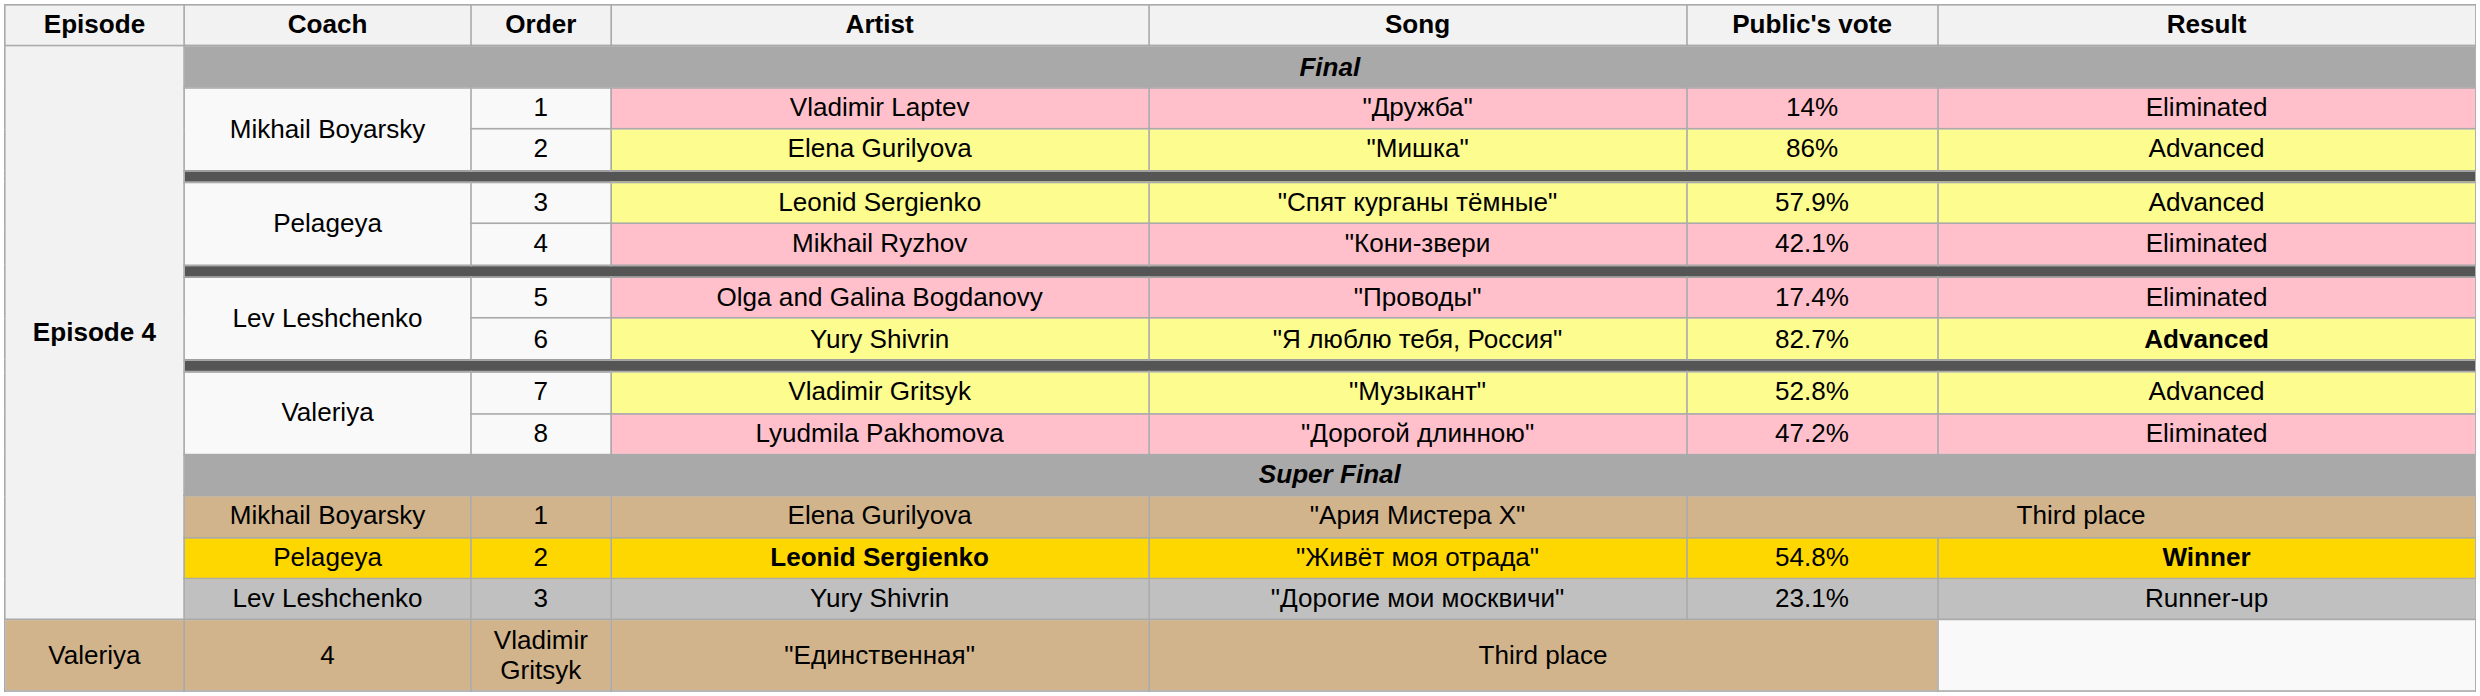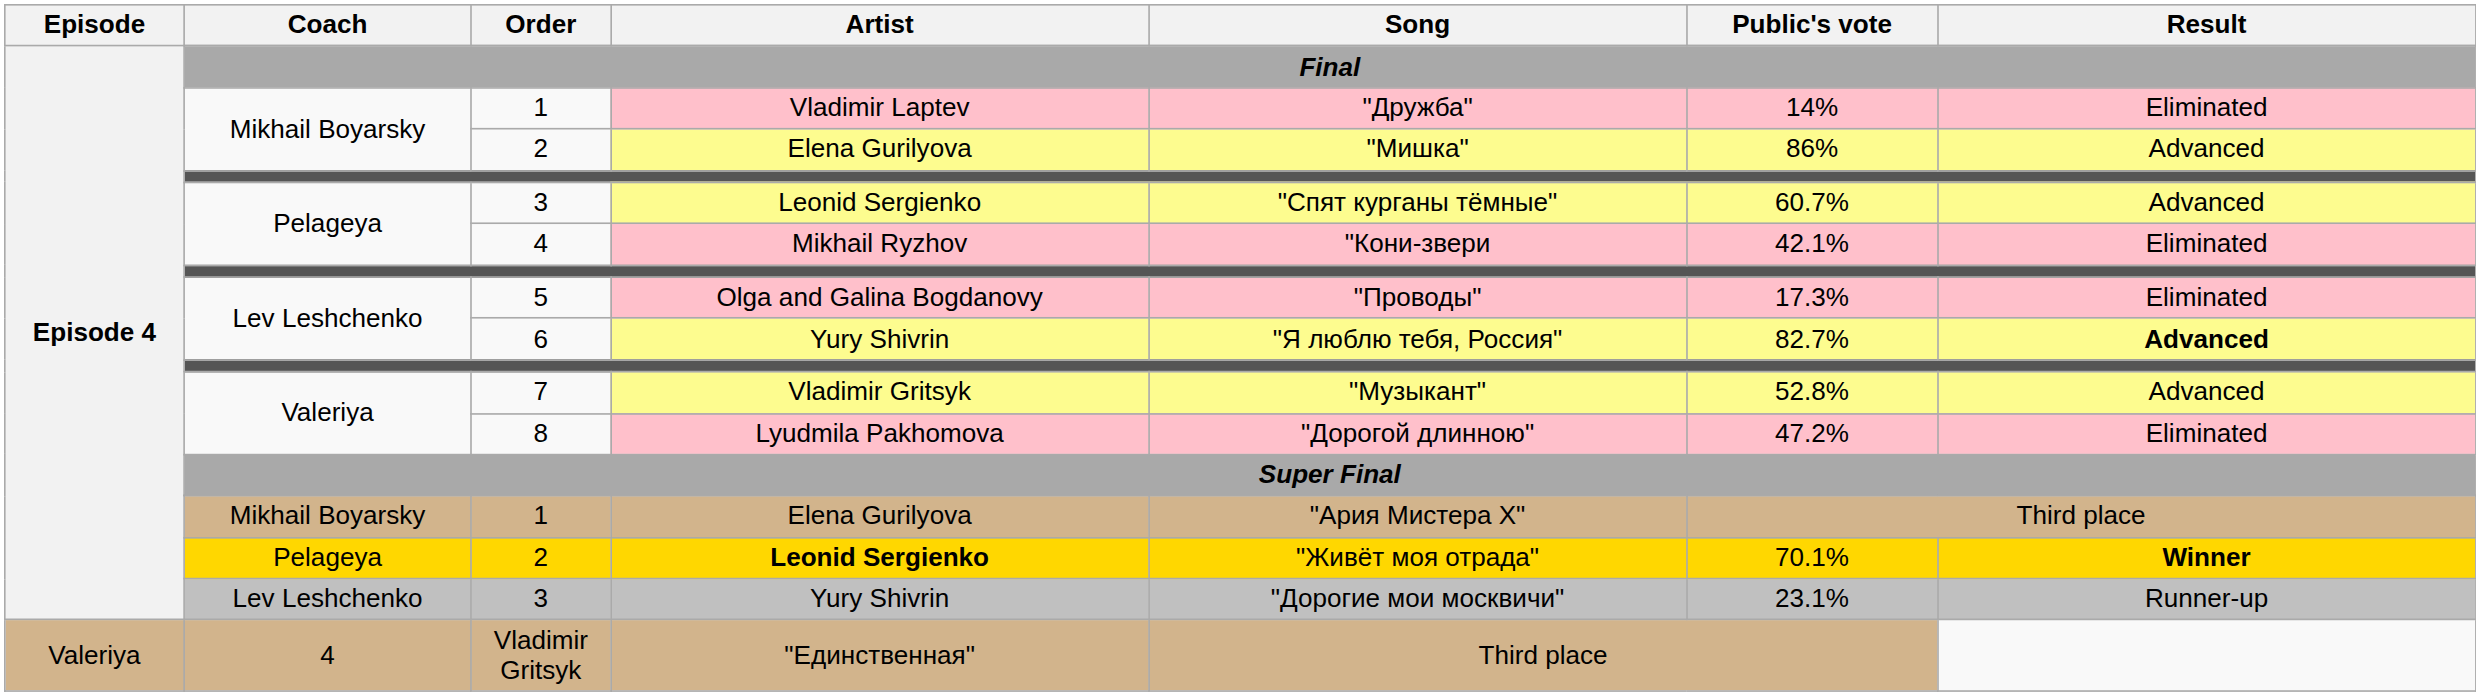(1812, 202) 57.9% -> (1812, 202) 60.7%
(1812, 297) 17.4% -> (1812, 297) 17.3%
(1812, 557) 54.8% -> (1812, 557) 70.1%
